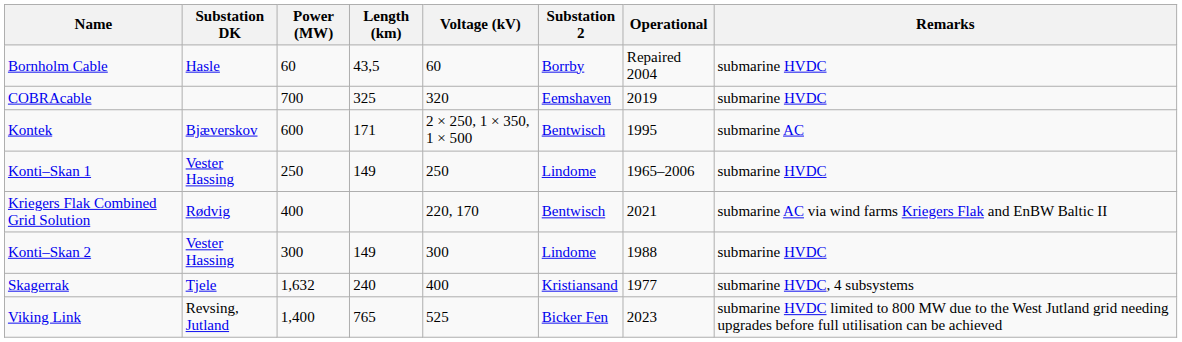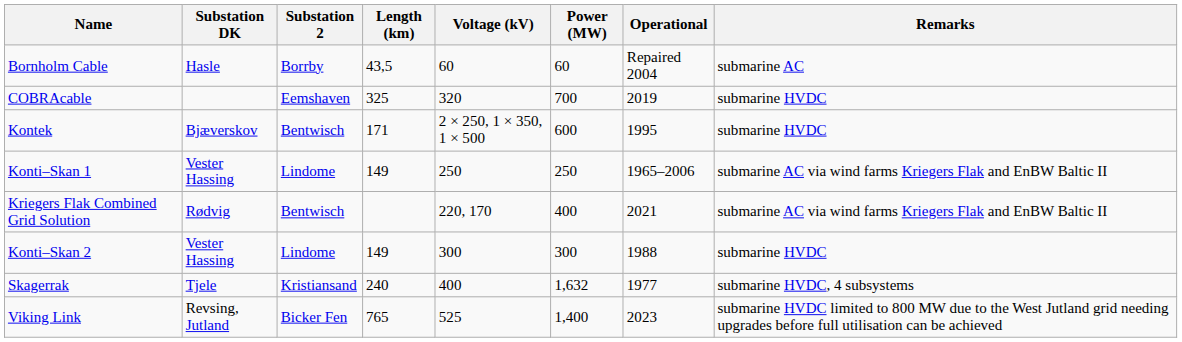columns swapped: (581, 24) <-> (314, 24)
(772, 65) submarine HVDC -> (761, 65) submarine AC
(761, 130) submarine AC -> (772, 130) submarine HVDC
(772, 171) submarine HVDC -> (912, 171) submarine AC via wind farms Kriegers Flak and EnBW Baltic II
